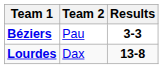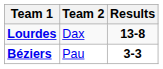rows swapped: (32, 53) <-> (29, 34)
